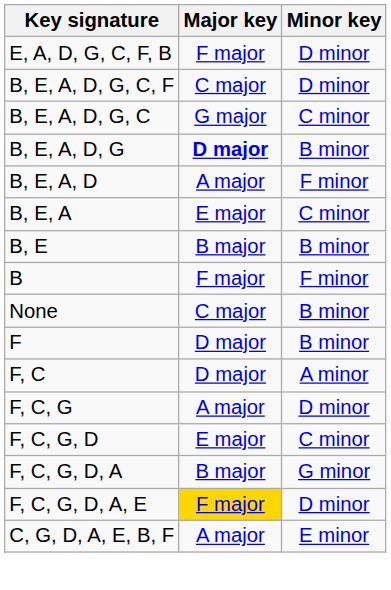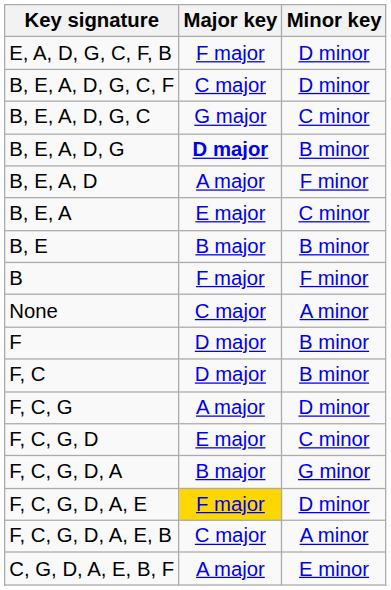(334, 310) B minor -> (334, 310) A minor
(334, 375) A minor -> (334, 375) B minor
+ row: (91, 536)
